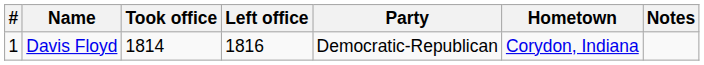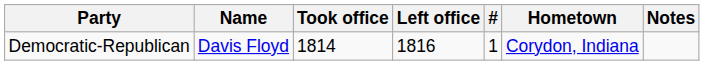columns swapped: (13, 18) <-> (407, 18)
